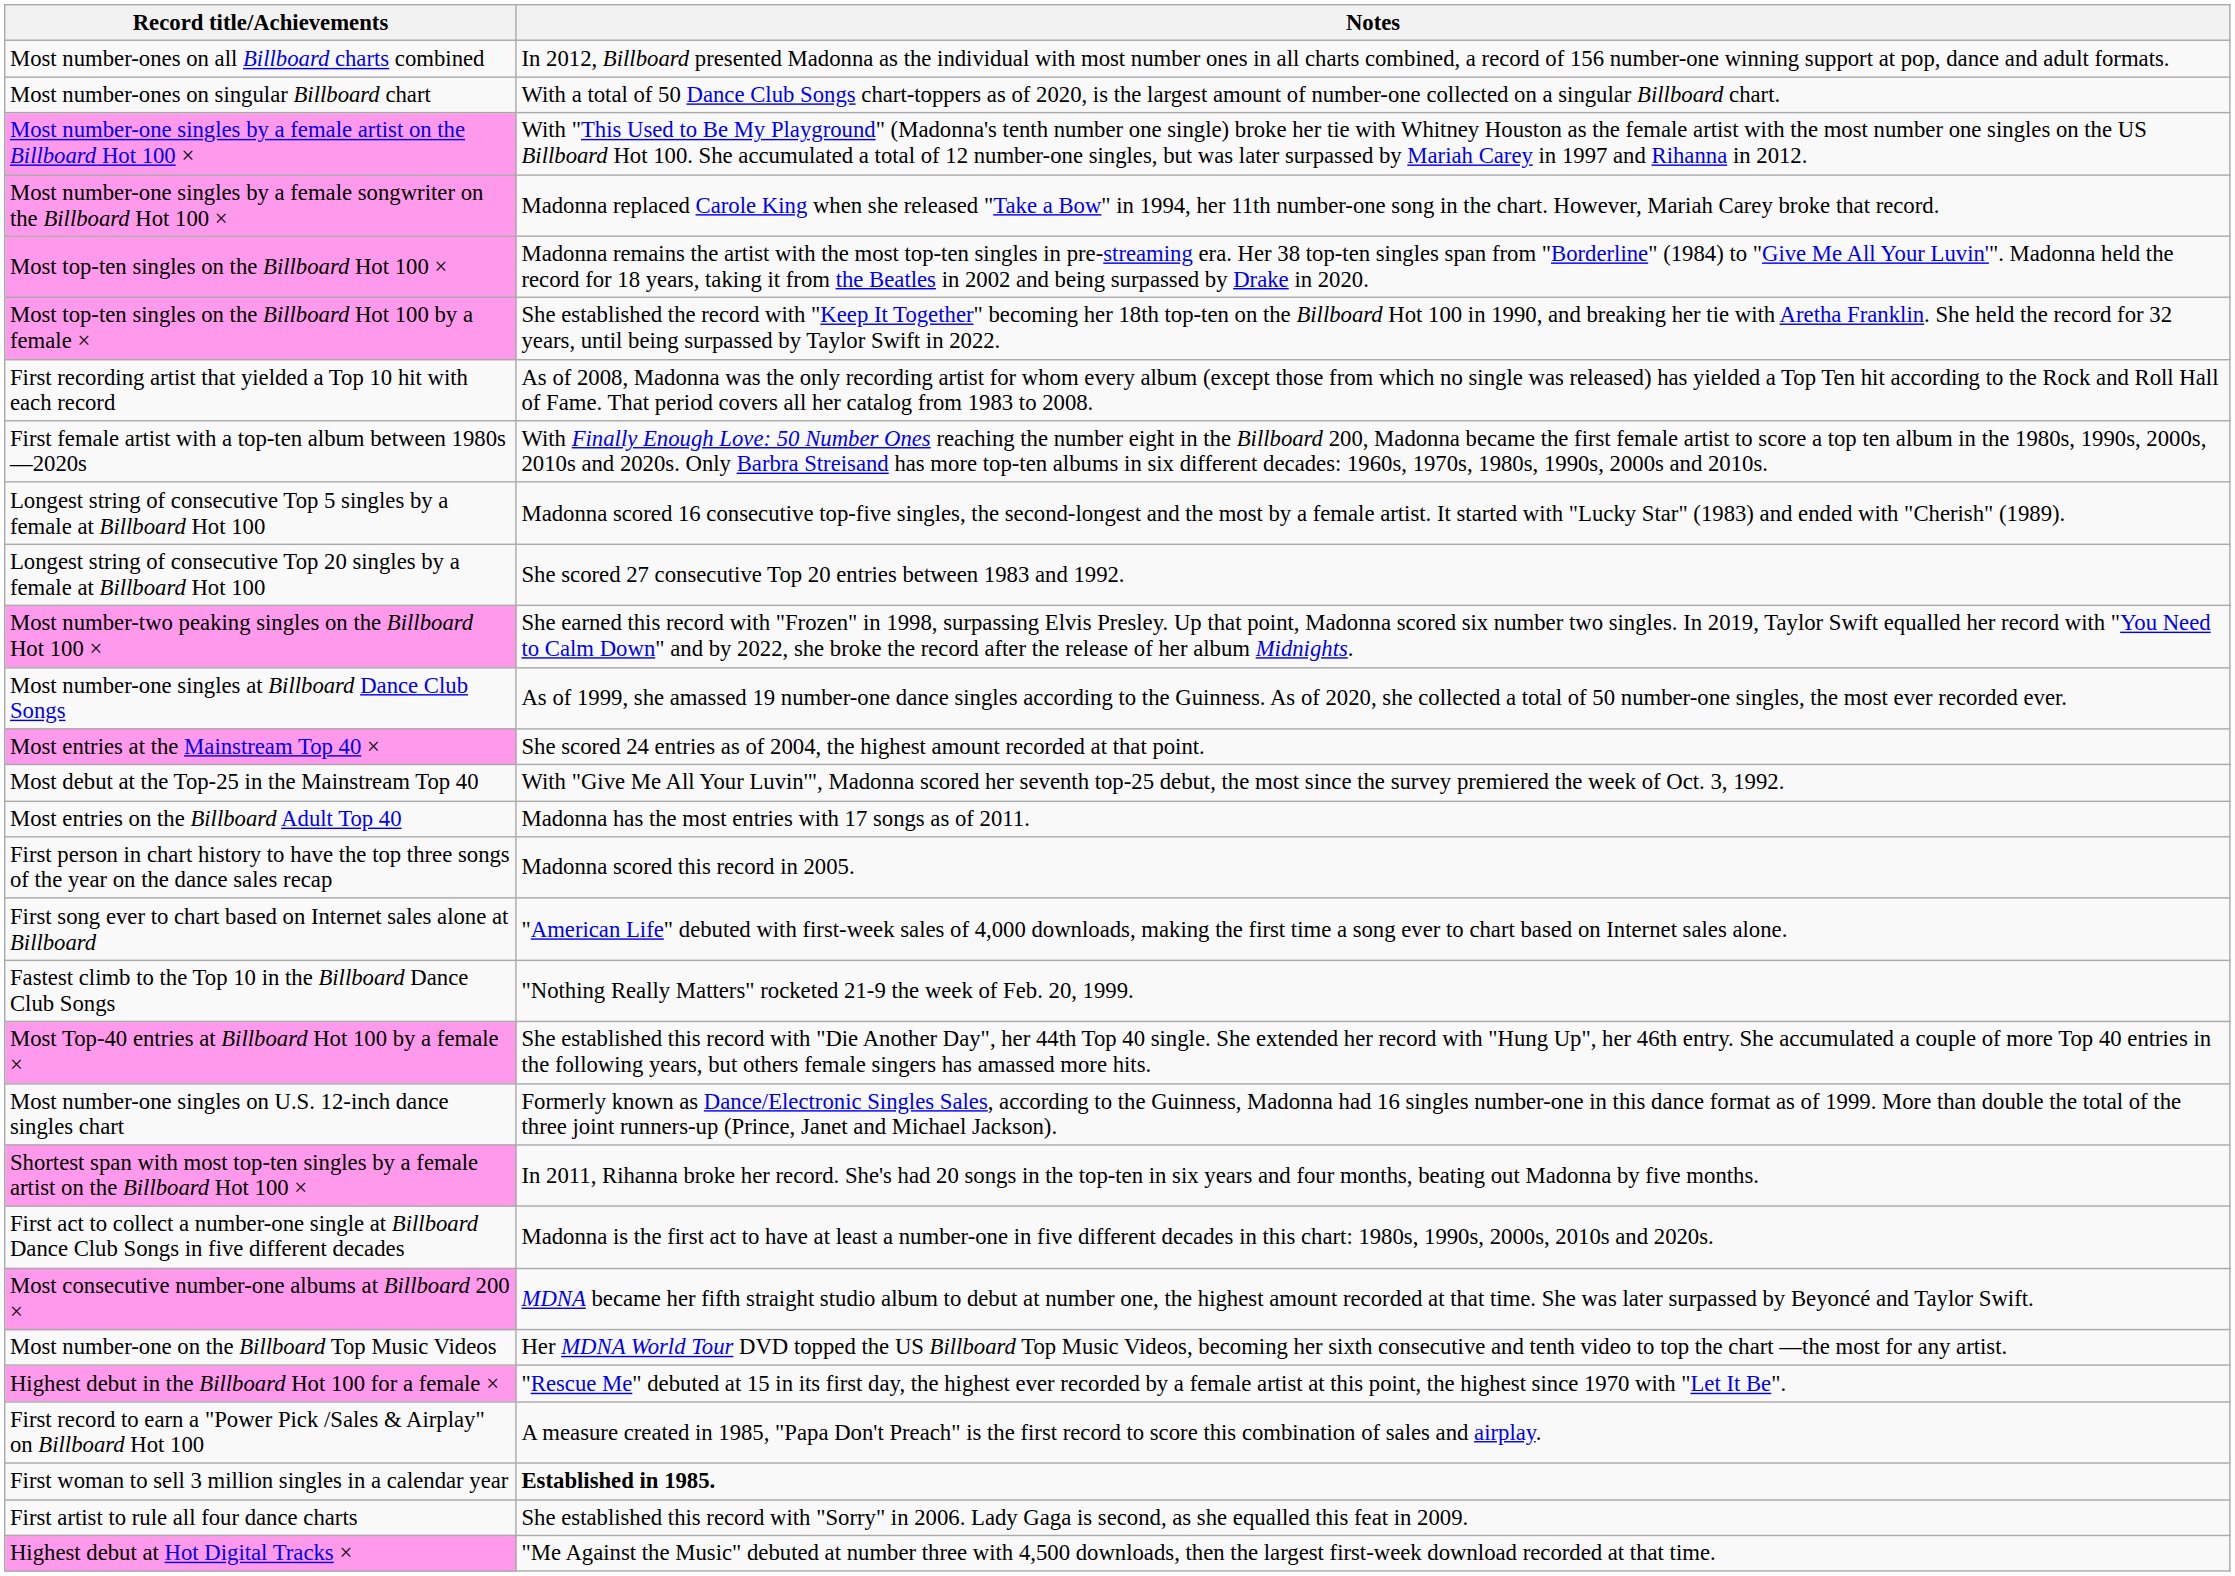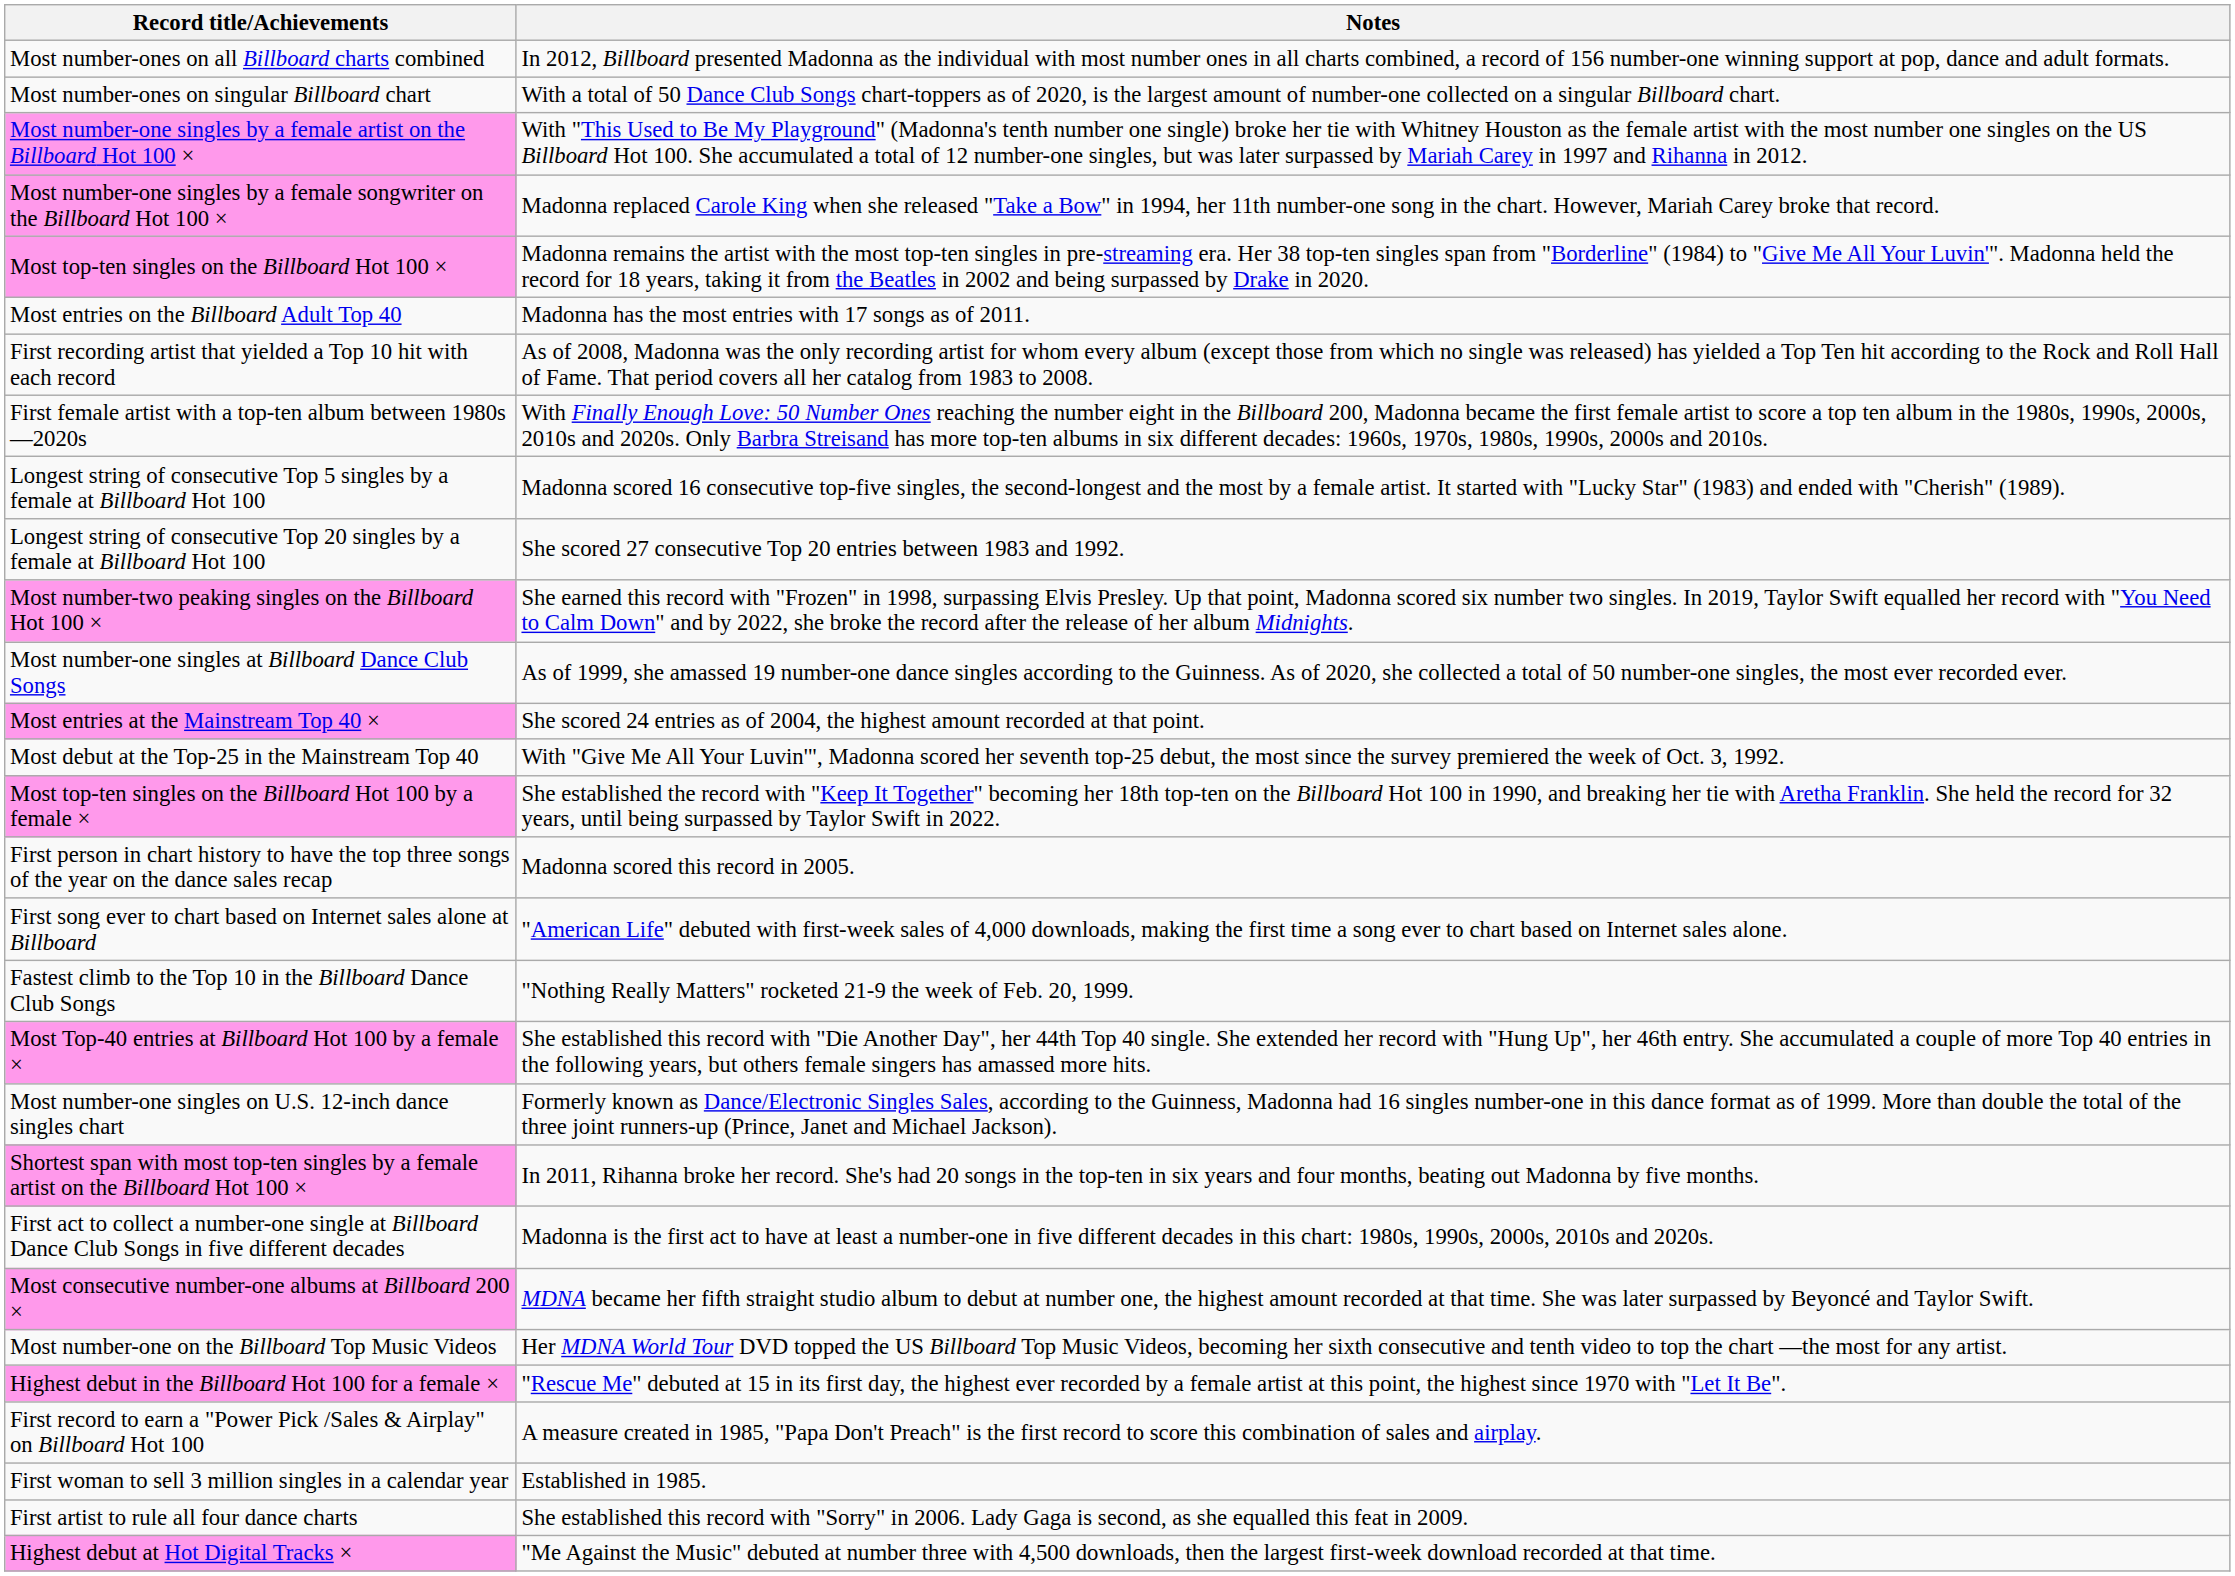rows swapped: (241, 328) <-> (206, 818)
(618, 1481) bold -> (614, 1481) normal
